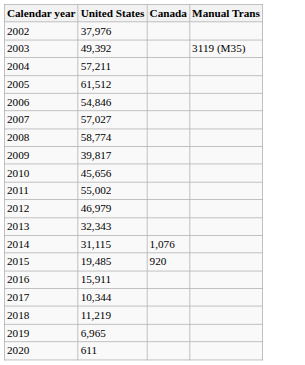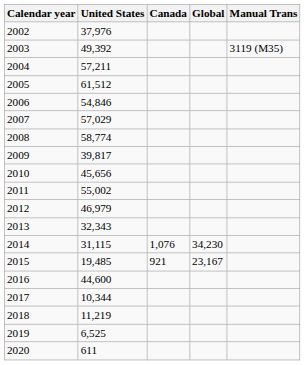+ column: (208, 13)
(96, 119) 57,027 -> (96, 119) 57,029
(158, 262) 920 -> (158, 262) 921
(96, 279) 15,911 -> (96, 279) 44,600
(93, 333) 6,965 -> (93, 333) 6,525
